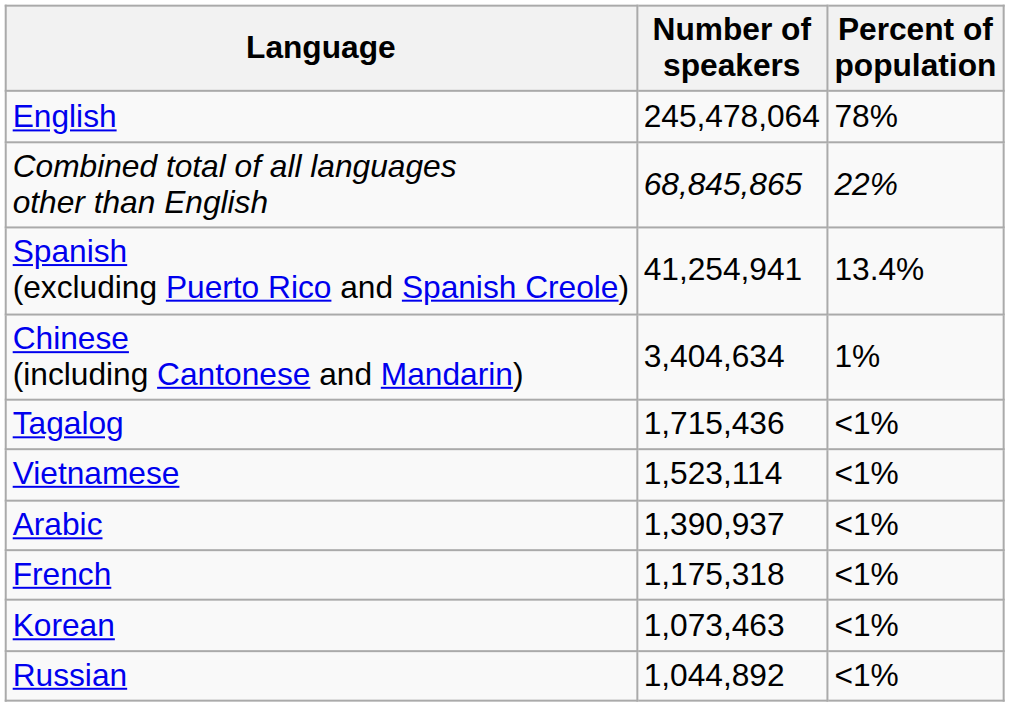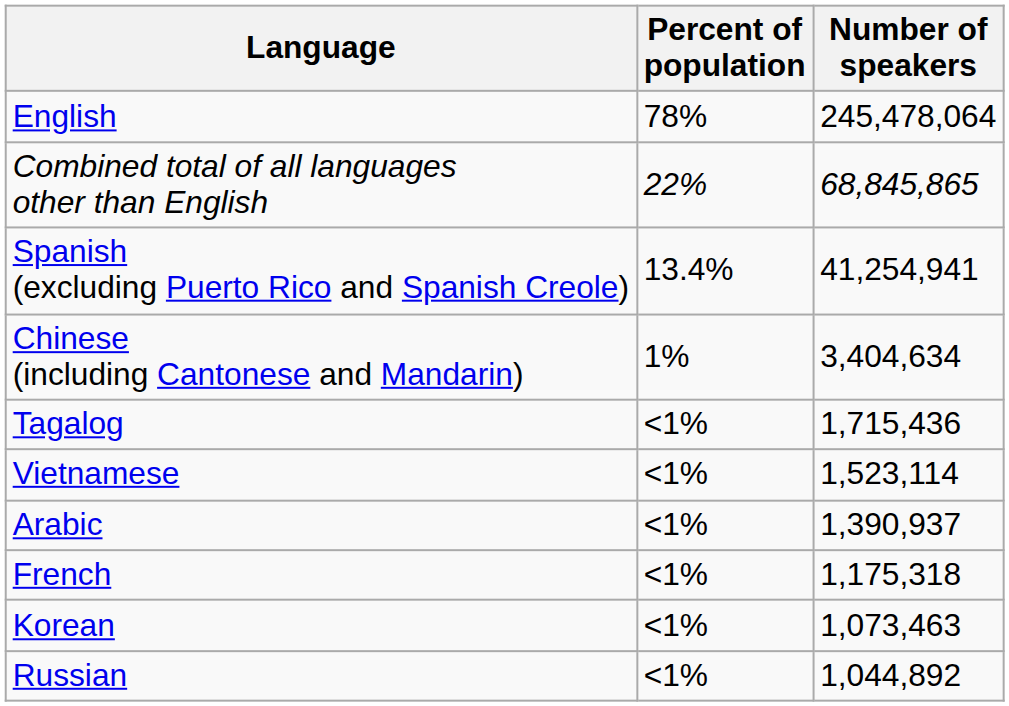columns swapped: (915, 48) <-> (732, 48)
